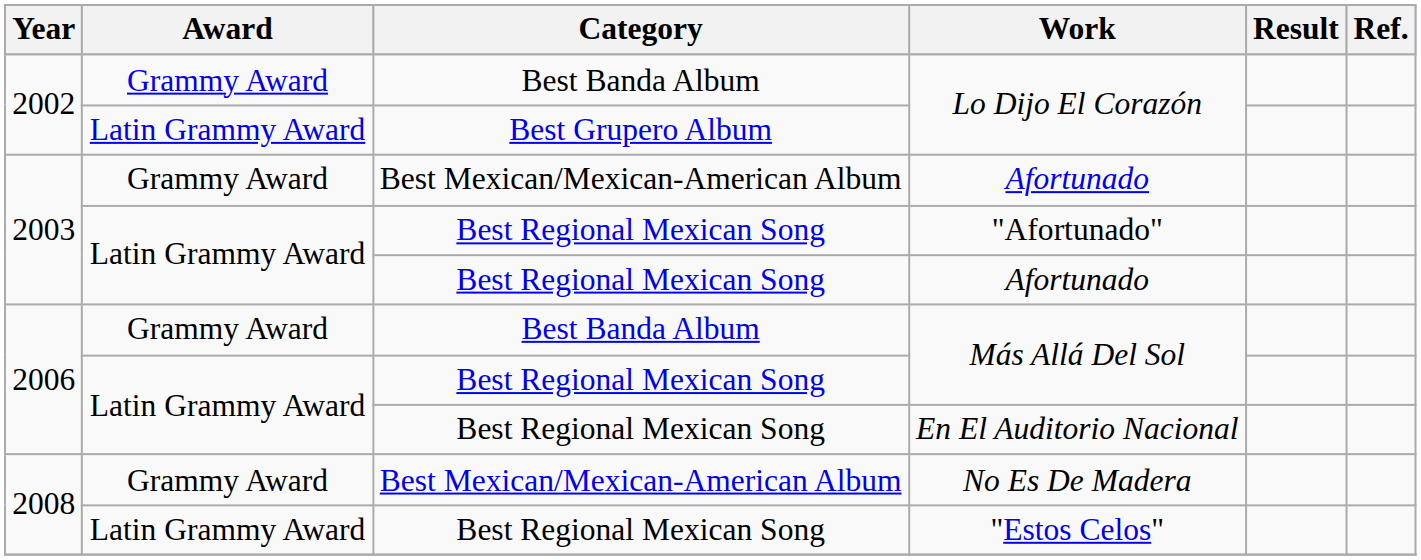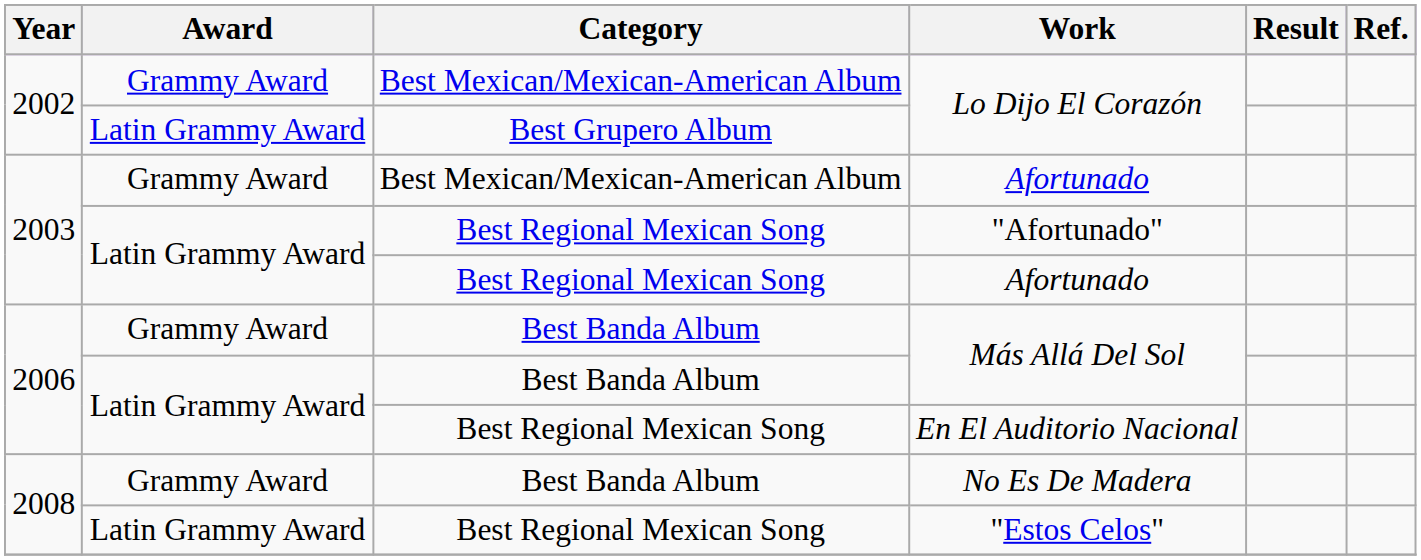(641, 79) Best Banda Album -> (641, 79) Best Mexican/Mexican-American Album
(641, 379) Best Regional Mexican Song -> (641, 379) Best Banda Album
(641, 479) Best Mexican/Mexican-American Album -> (641, 479) Best Banda Album
